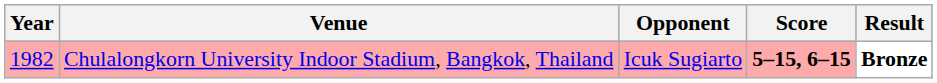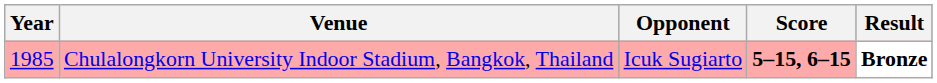(32, 59) 1982 -> (32, 59) 1985
